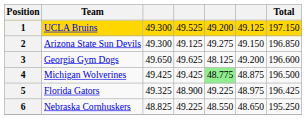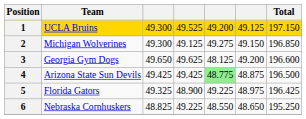(92, 44) Arizona State Sun Devils -> (85, 44) Michigan Wolverines
(85, 75) Michigan Wolverines -> (92, 75) Arizona State Sun Devils
